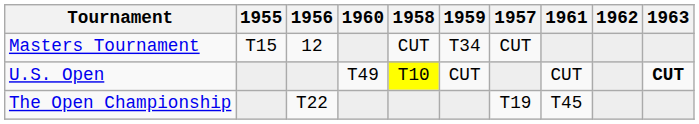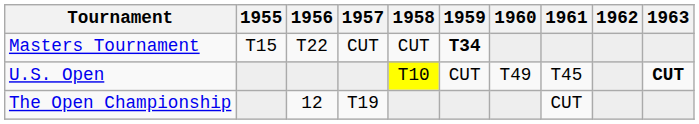columns swapped: (515, 19) <-> (363, 19)
(312, 48) 12 -> (312, 48) T22
(465, 48) normal -> (465, 48) bold
(566, 76) CUT -> (566, 76) T45
(312, 105) T22 -> (312, 105) 12
(566, 105) T45 -> (566, 105) CUT
